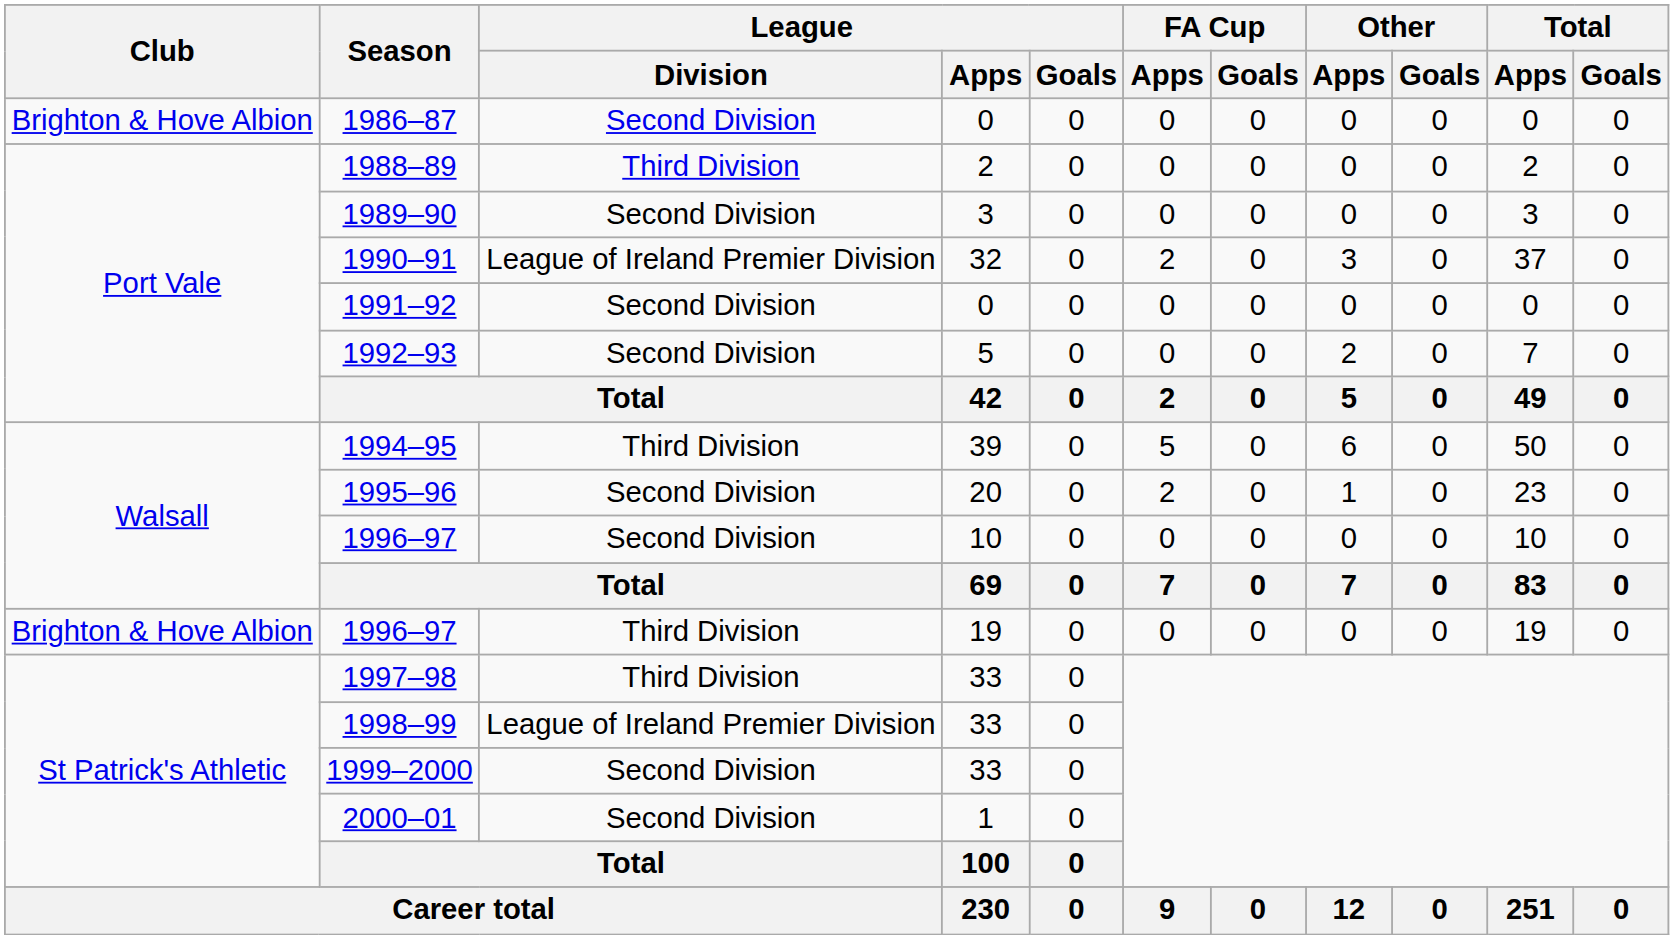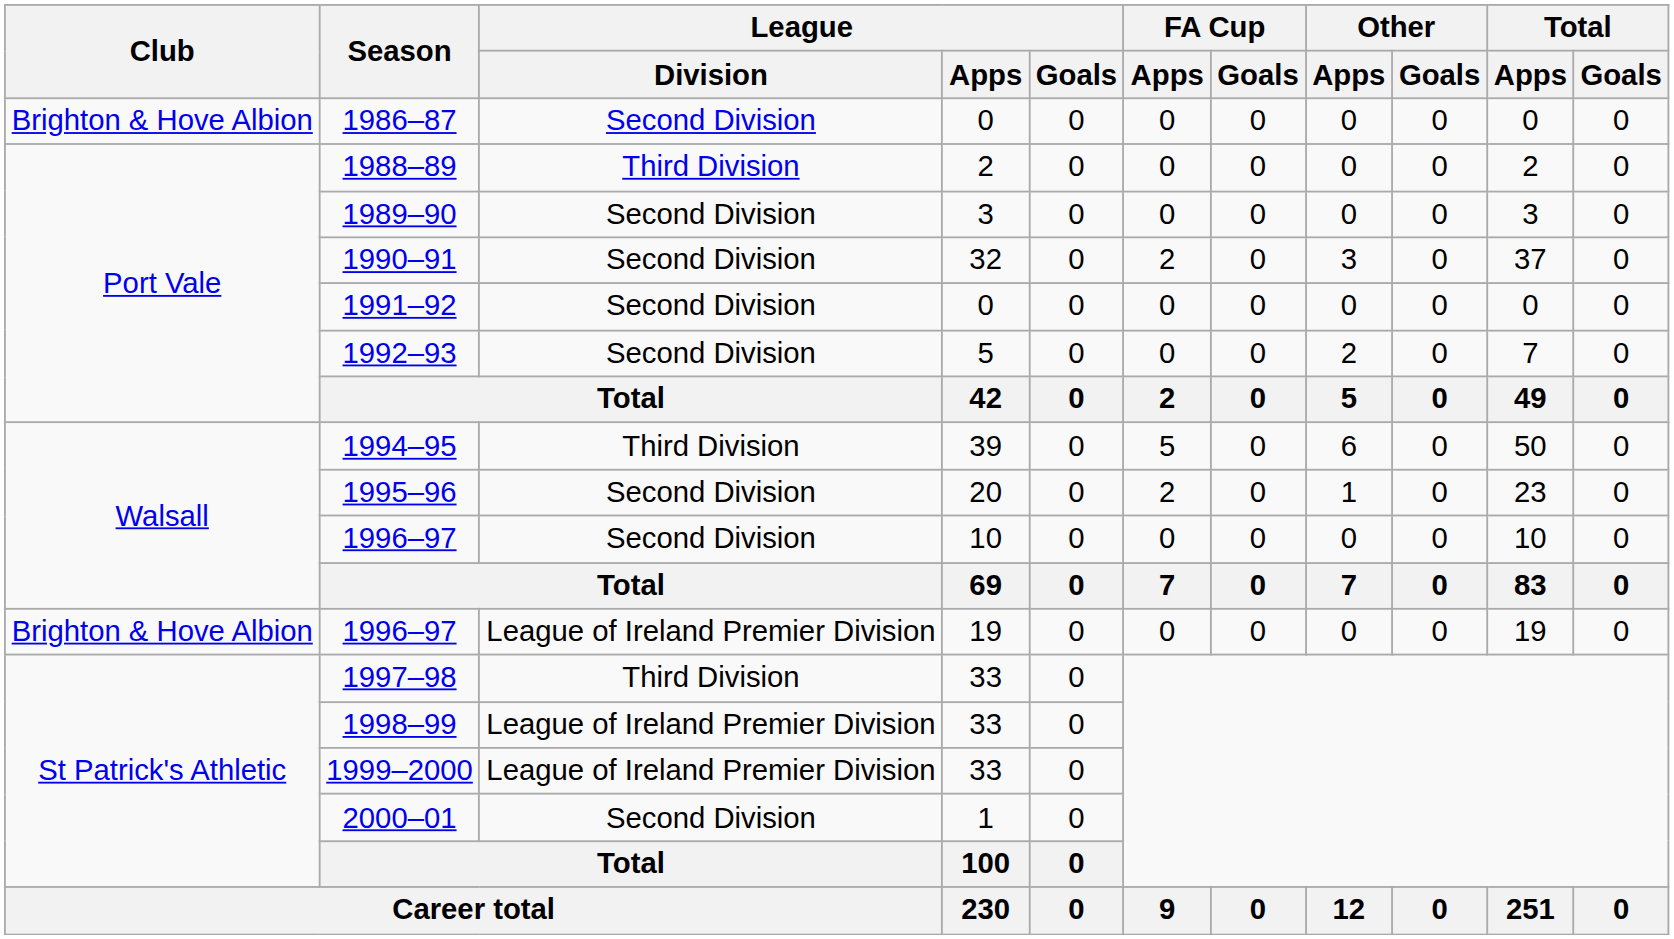(711, 259) League of Ireland Premier Division -> (711, 259) Second Division
(711, 631) Third Division -> (711, 631) League of Ireland Premier Division
(711, 770) Second Division -> (711, 770) League of Ireland Premier Division
